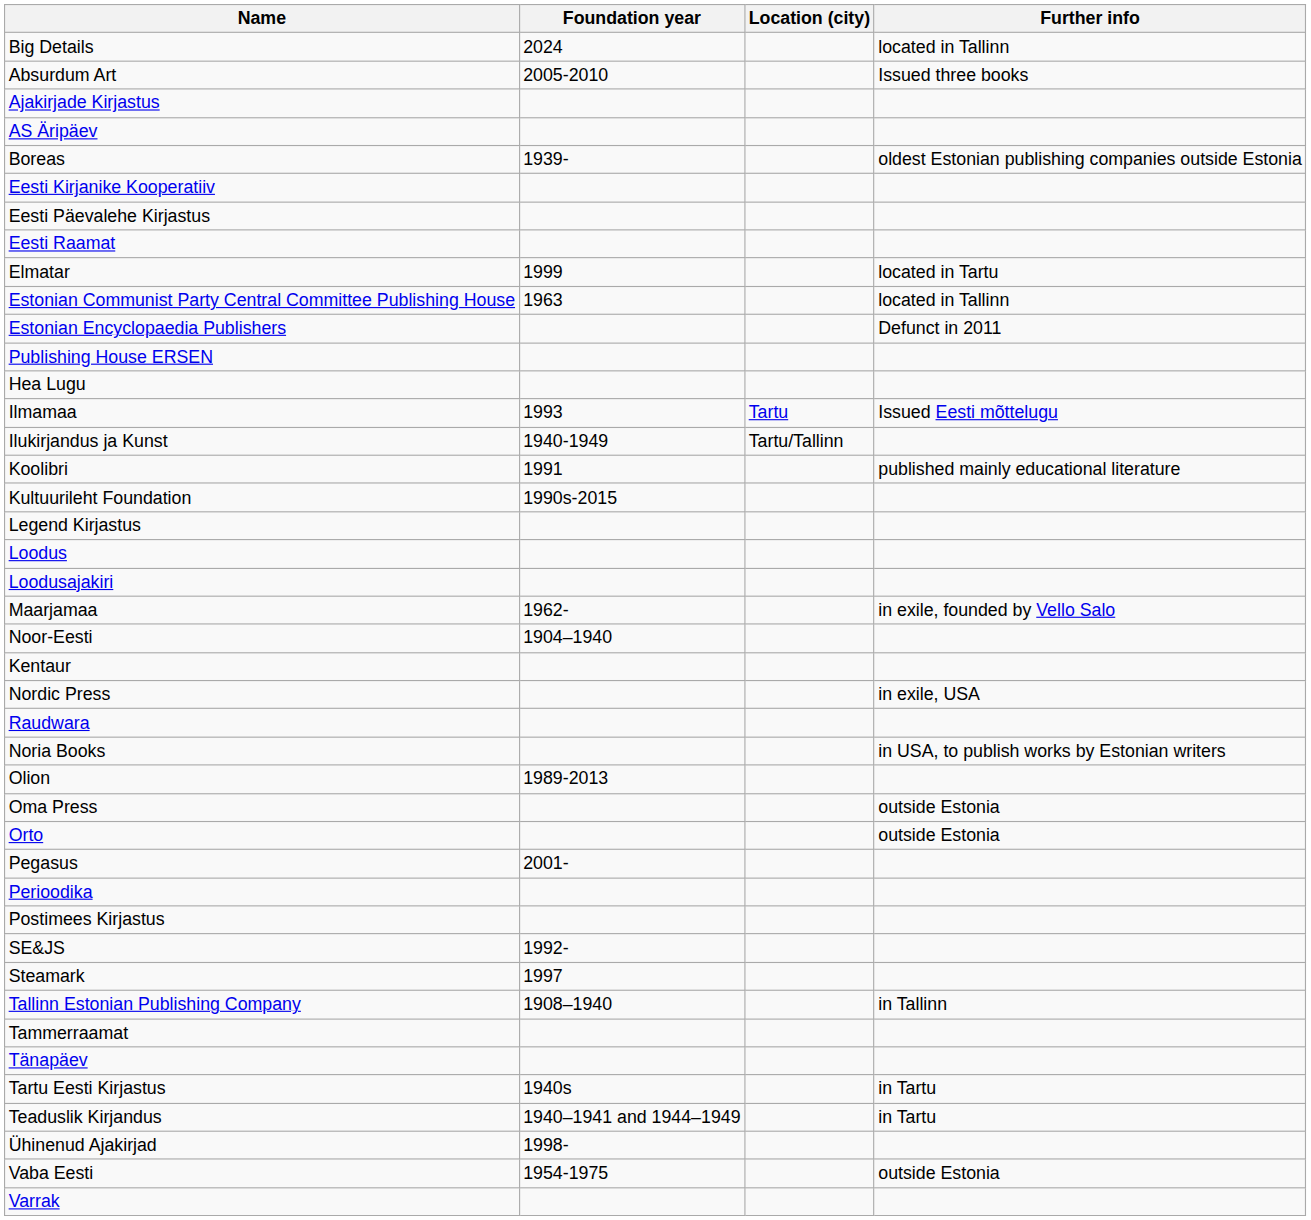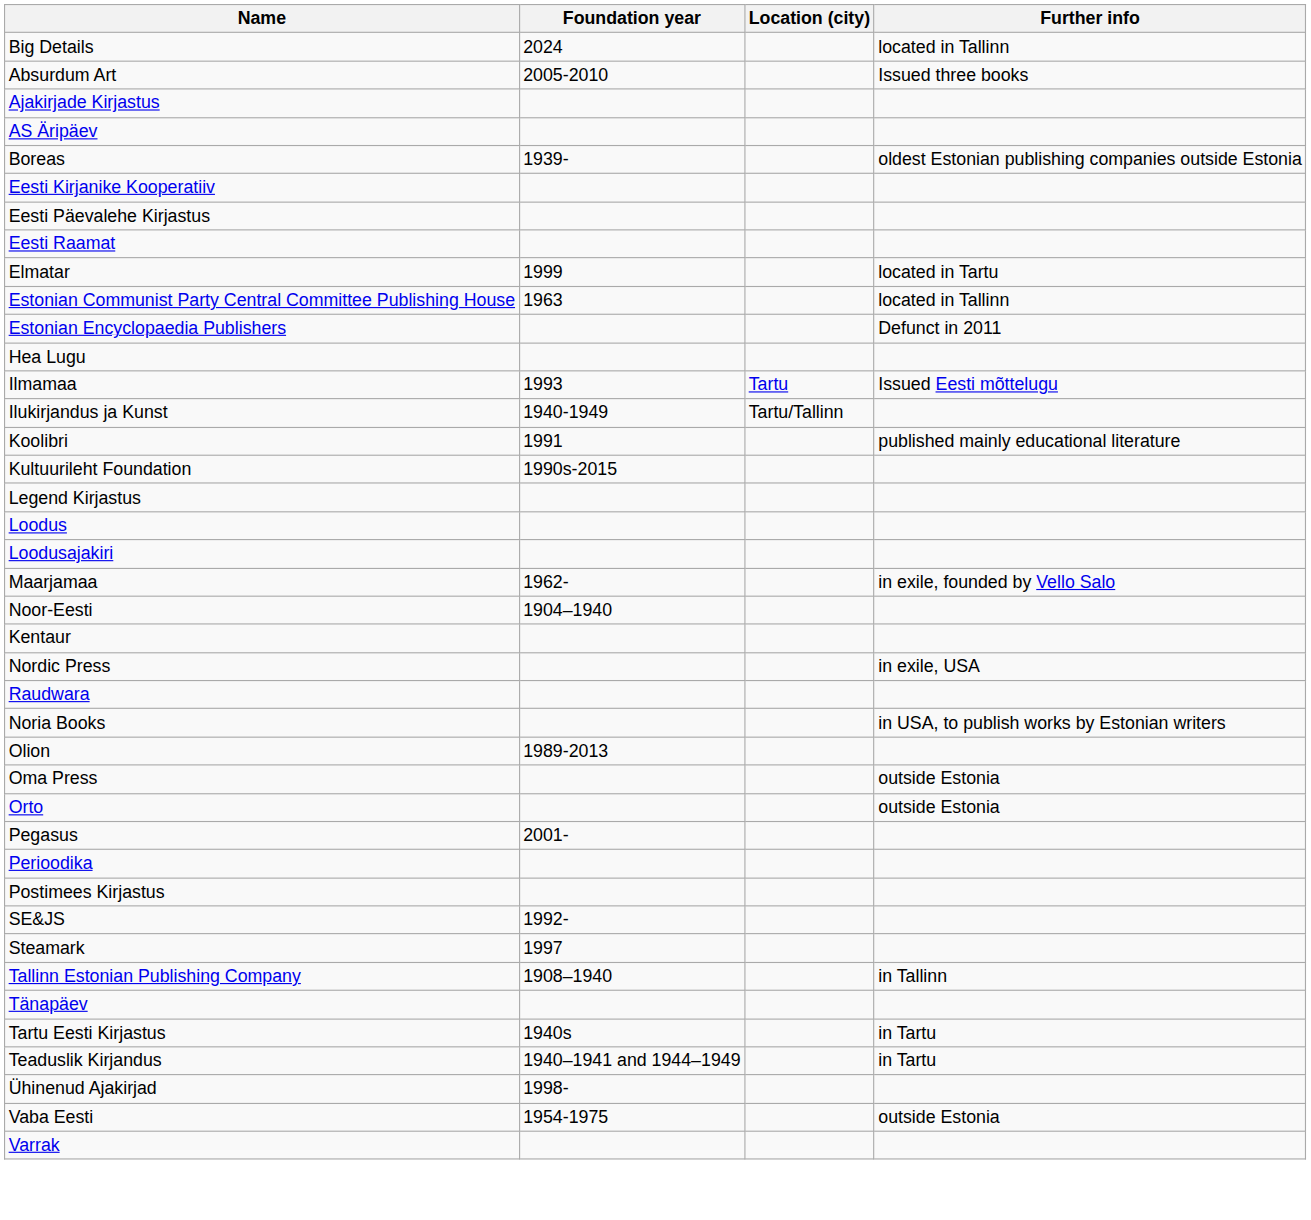- row: (111, 356)
- row: (68, 1032)
